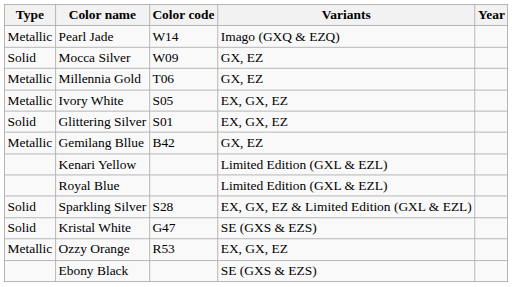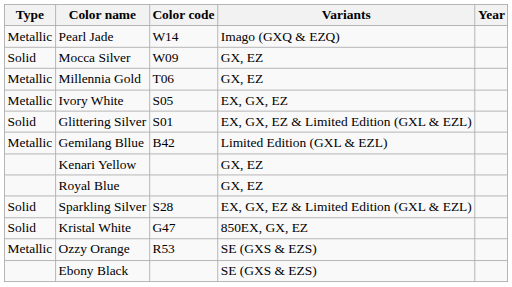(254, 121) EX, GX, EZ -> (346, 121) EX, GX, EZ & Limited Edition (GXL & EZL)
(242, 143) GX, EZ -> (304, 143) Limited Edition (GXL & EZL)
(304, 164) Limited Edition (GXL & EZL) -> (242, 164) GX, EZ
(304, 185) Limited Edition (GXL & EZL) -> (242, 185) GX, EZ
(269, 228) SE (GXS & EZS) -> (264, 228) 850EX, GX, EZ
(254, 249) EX, GX, EZ -> (269, 249) SE (GXS & EZS)
